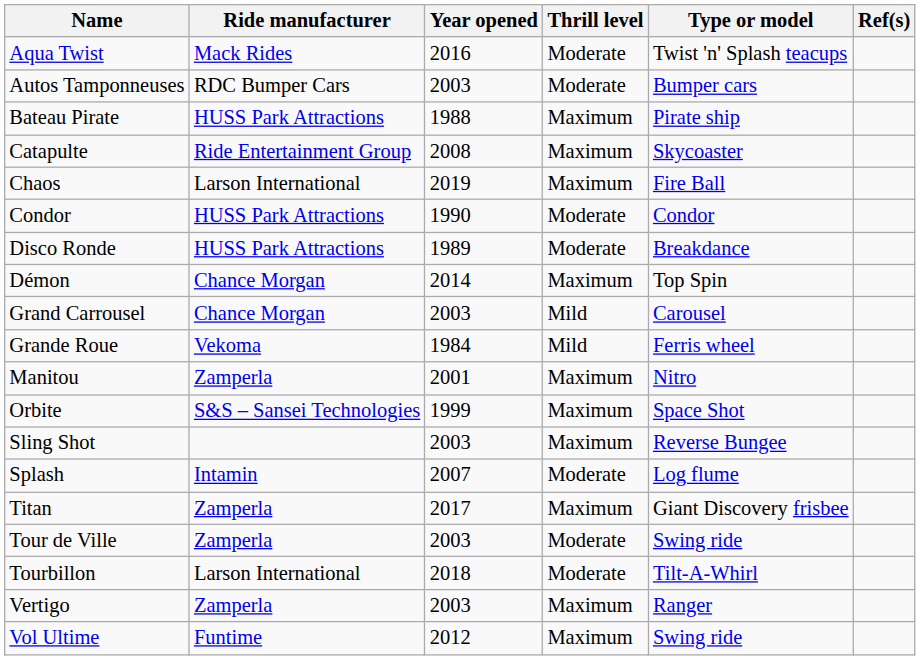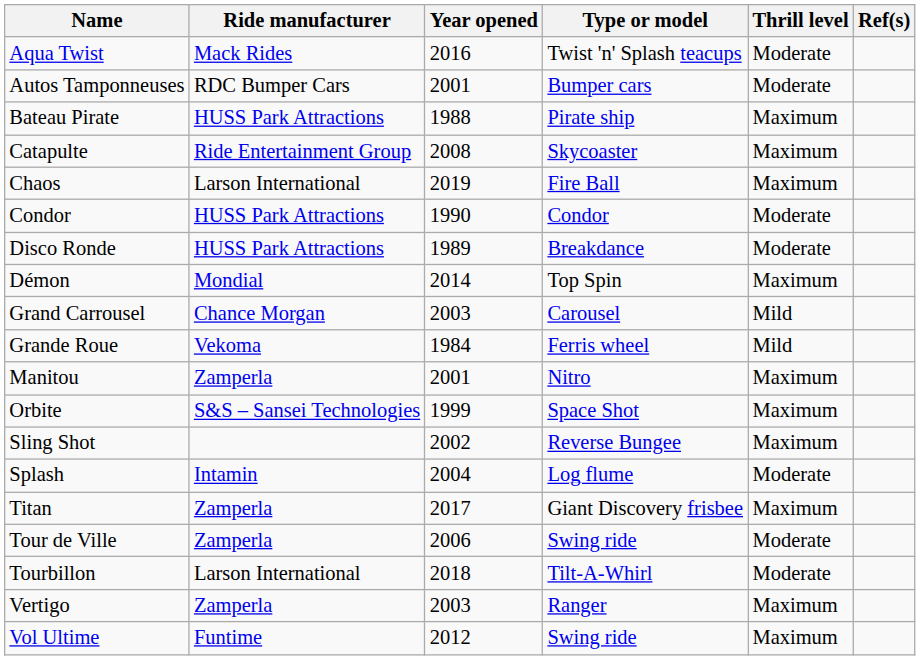columns swapped: (751, 20) <-> (595, 20)
(450, 85) 2003 -> (450, 85) 2001
(259, 280) Chance Morgan -> (229, 280) Mondial
(450, 442) 2003 -> (450, 442) 2002
(450, 475) 2007 -> (450, 475) 2004
(450, 540) 2003 -> (450, 540) 2006
